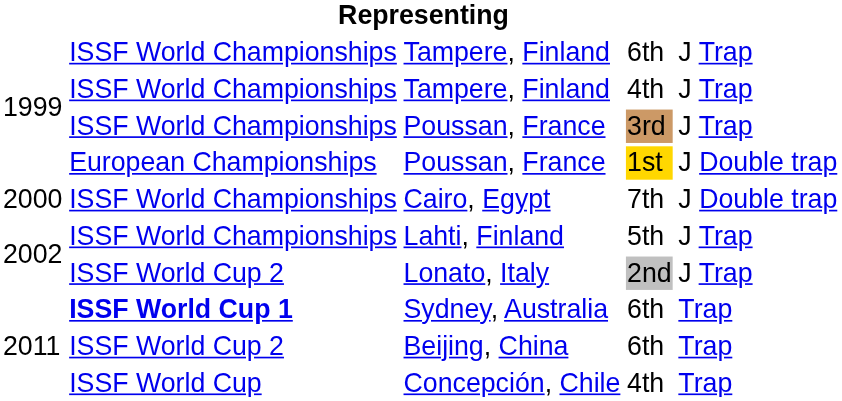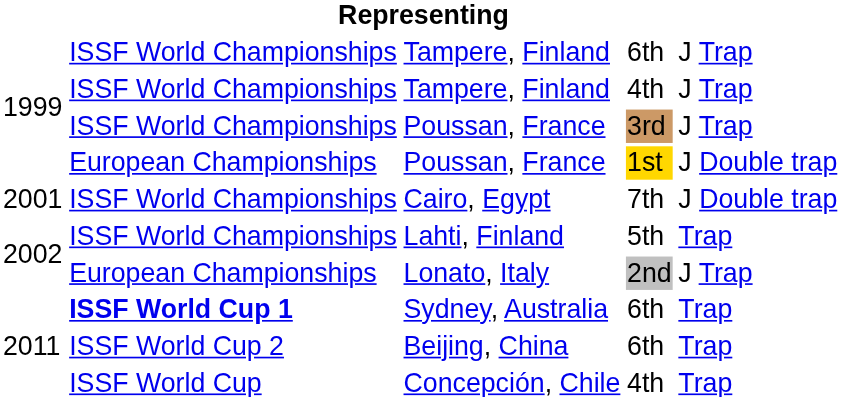(33, 199) 2000 -> (33, 199) 2001
(715, 236) J Trap -> (705, 236) Trap
(177, 272) ISSF World Cup 2 -> (223, 272) European Championships
